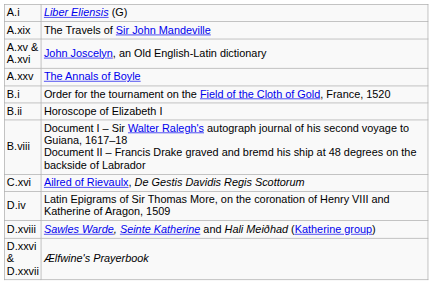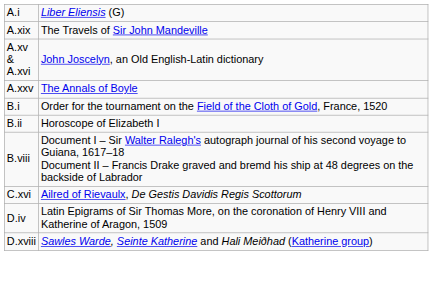- row: (23, 259)
